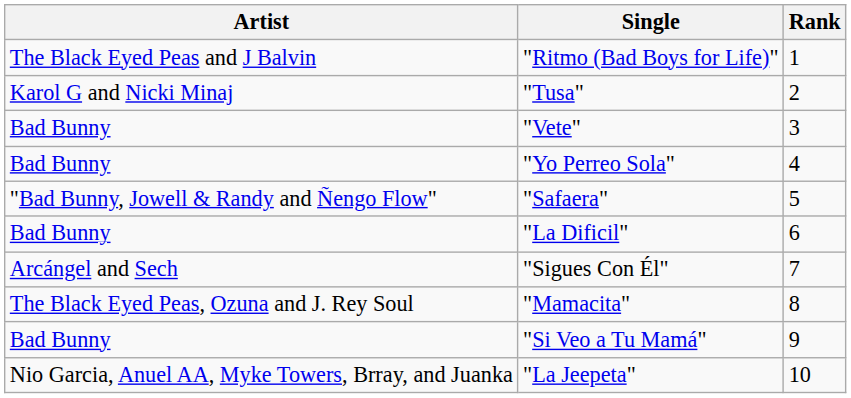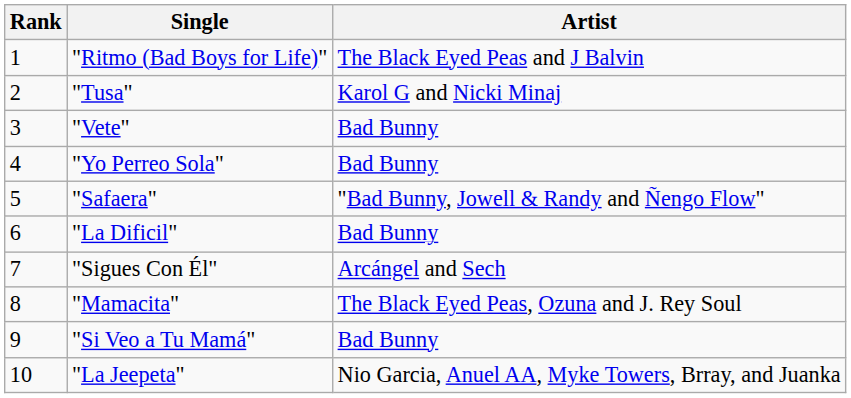columns swapped: (815, 22) <-> (261, 22)
